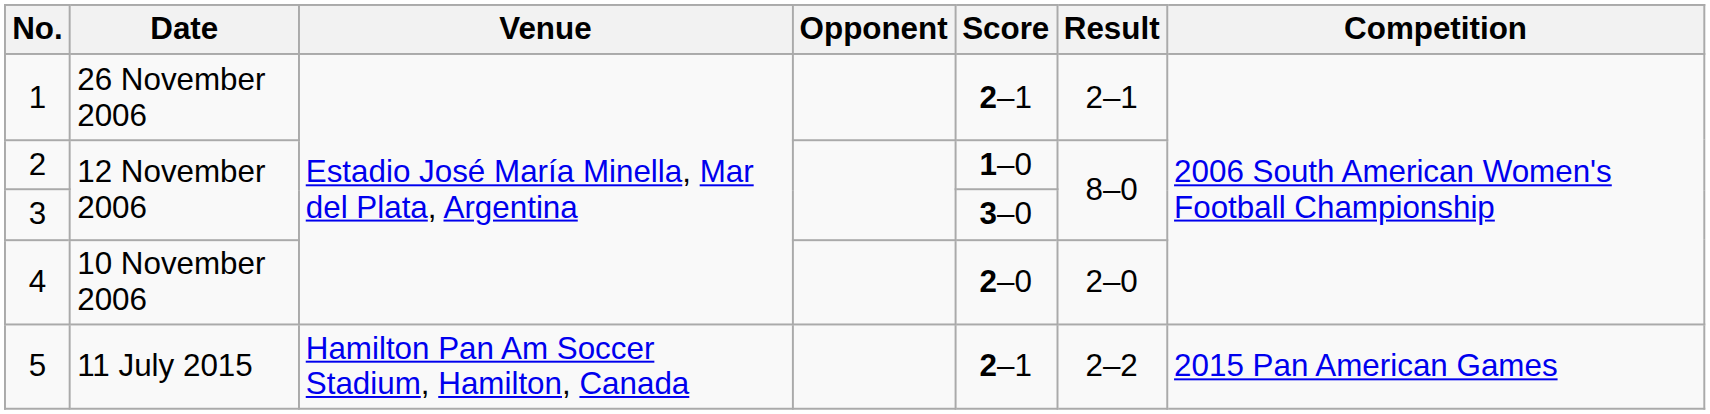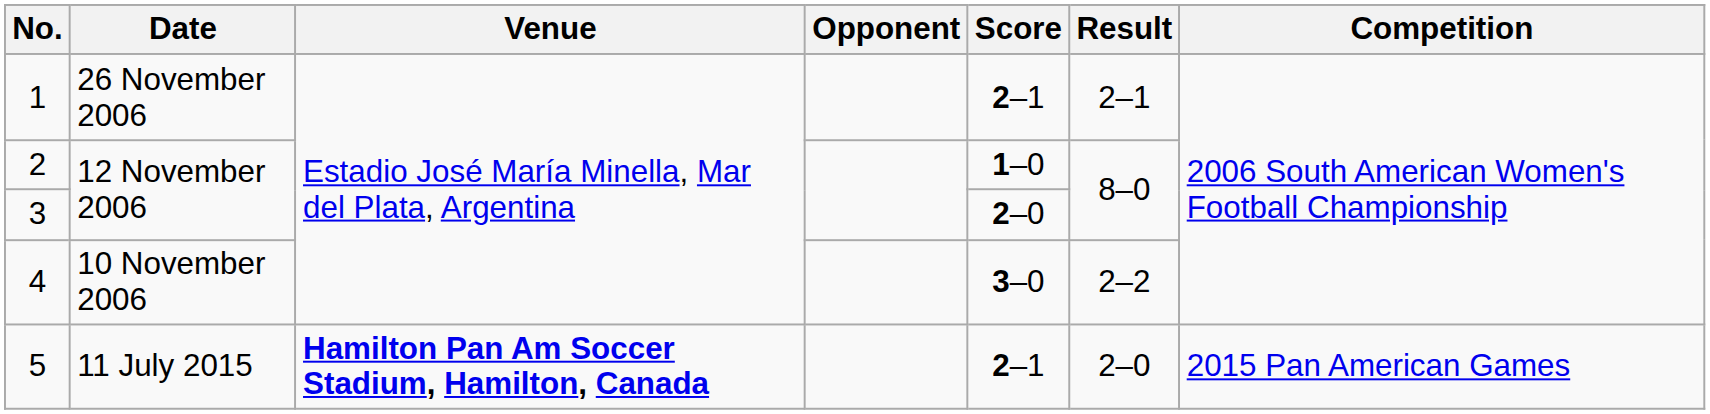(1006, 213) 3–0 -> (1018, 213) 2–0
(1006, 281) 2–0 -> (1018, 281) 3–0
(1112, 281) 2–0 -> (1124, 281) 2–2
(498, 366) normal -> (506, 366) bold
(1112, 366) 2–2 -> (1124, 366) 2–0
